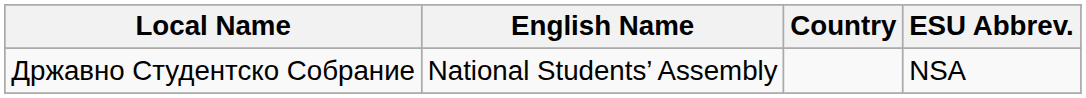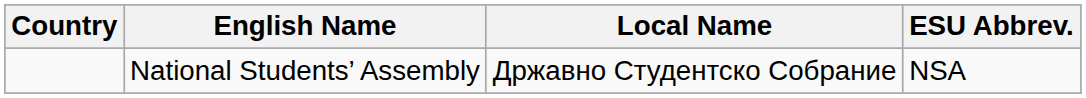columns swapped: (843, 26) <-> (213, 26)
